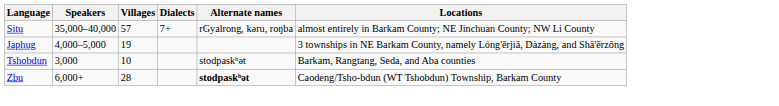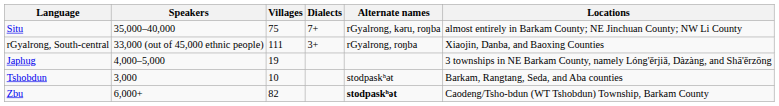(126, 28) 57 -> (273, 28) 75
+ row: (58, 45)
(126, 77) 28 -> (273, 93) 82
